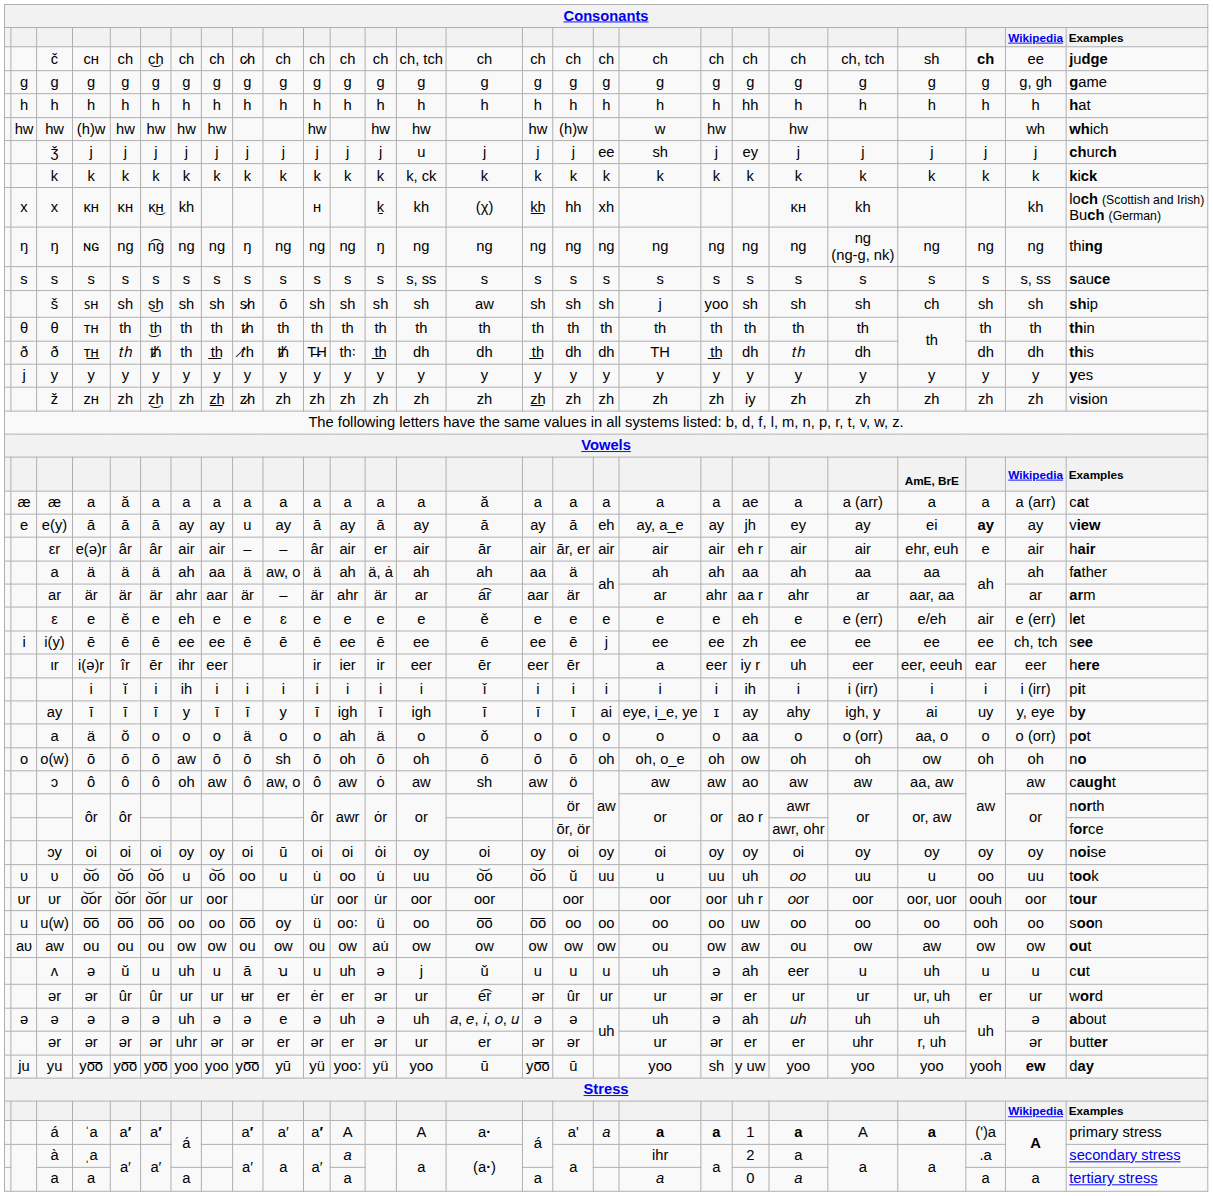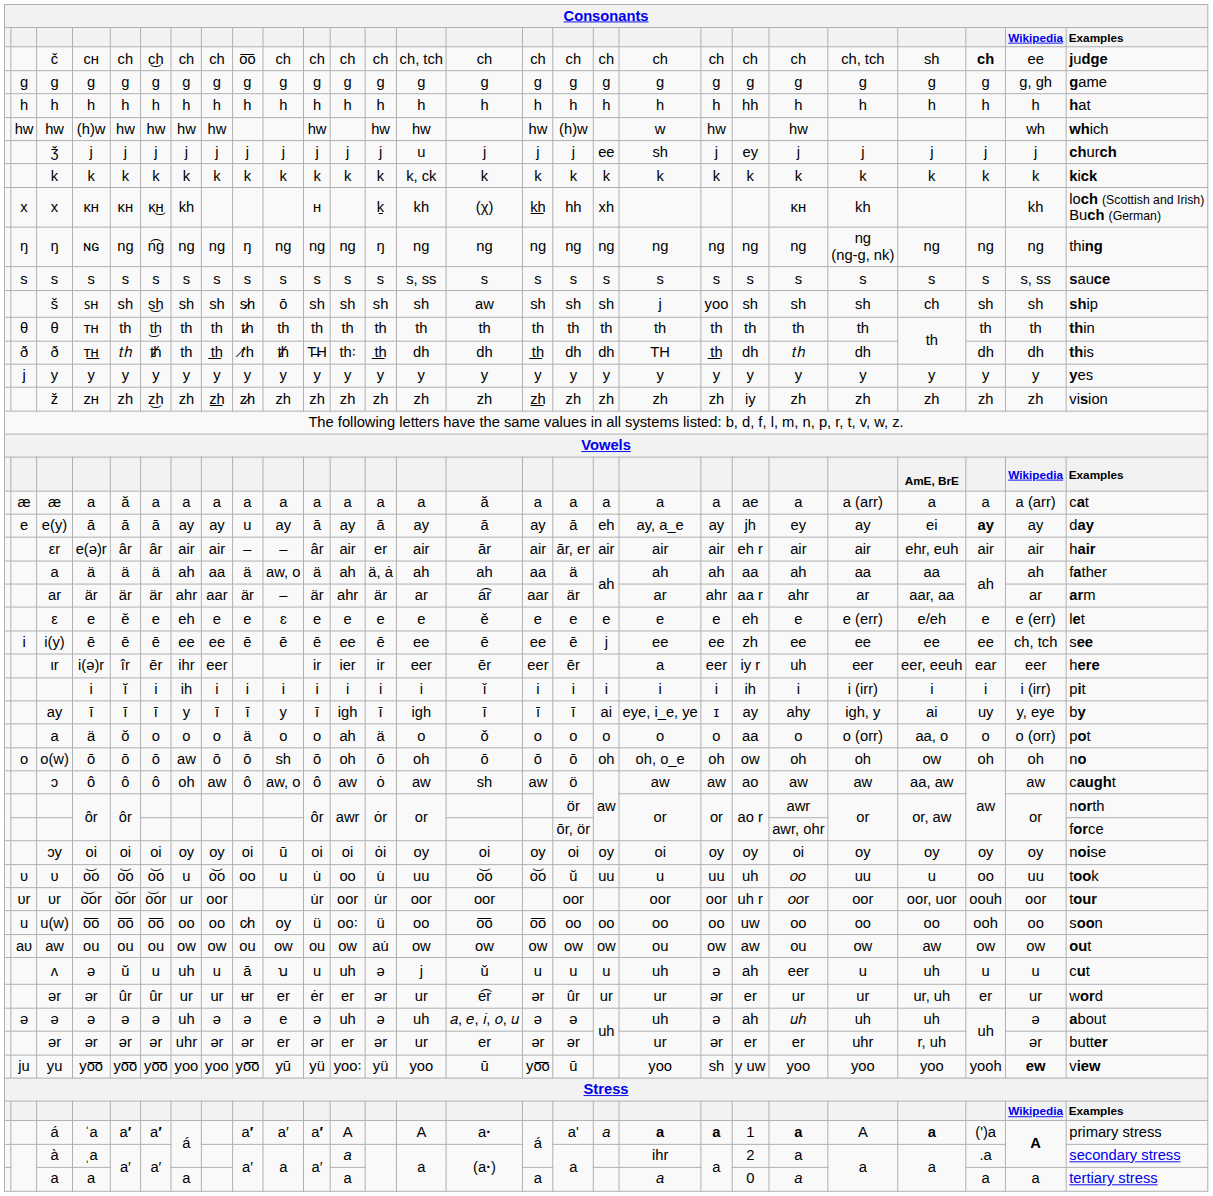(247, 58) c̷h -> (247, 58) o͞o
(1085, 525) view -> (1082, 525) day
(986, 549) e -> (986, 549) air
(986, 619) air -> (986, 619) e
(247, 922) o͞o -> (247, 922) c̷h
(1082, 1066) day -> (1085, 1066) view
